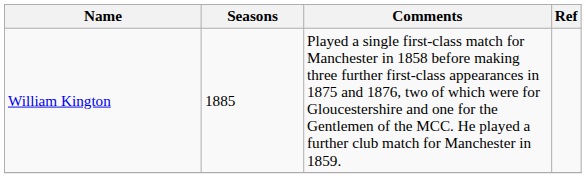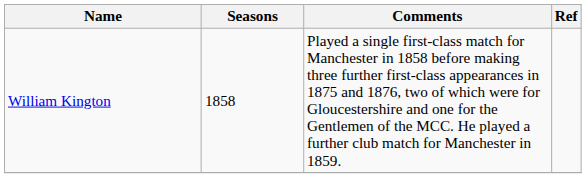(220, 100) 1885 -> (220, 100) 1858
